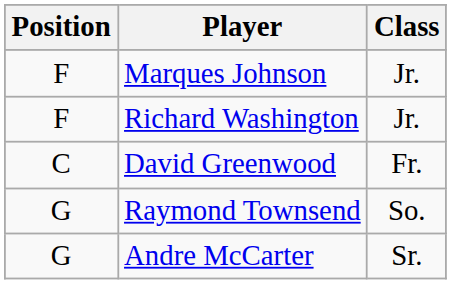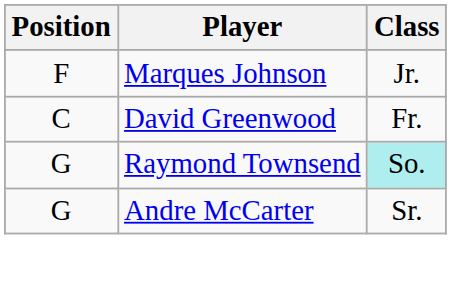- row: (241, 118)
(407, 210) no background -> (407, 164) paleturquoise background
